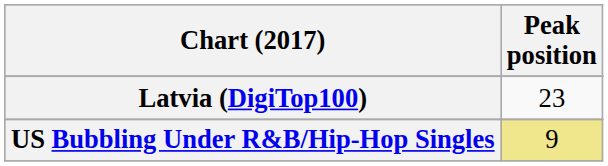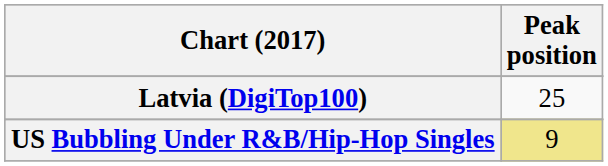(552, 97) 23 -> (552, 97) 25
